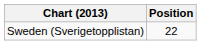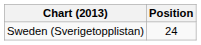(171, 31) 22 -> (171, 31) 24
